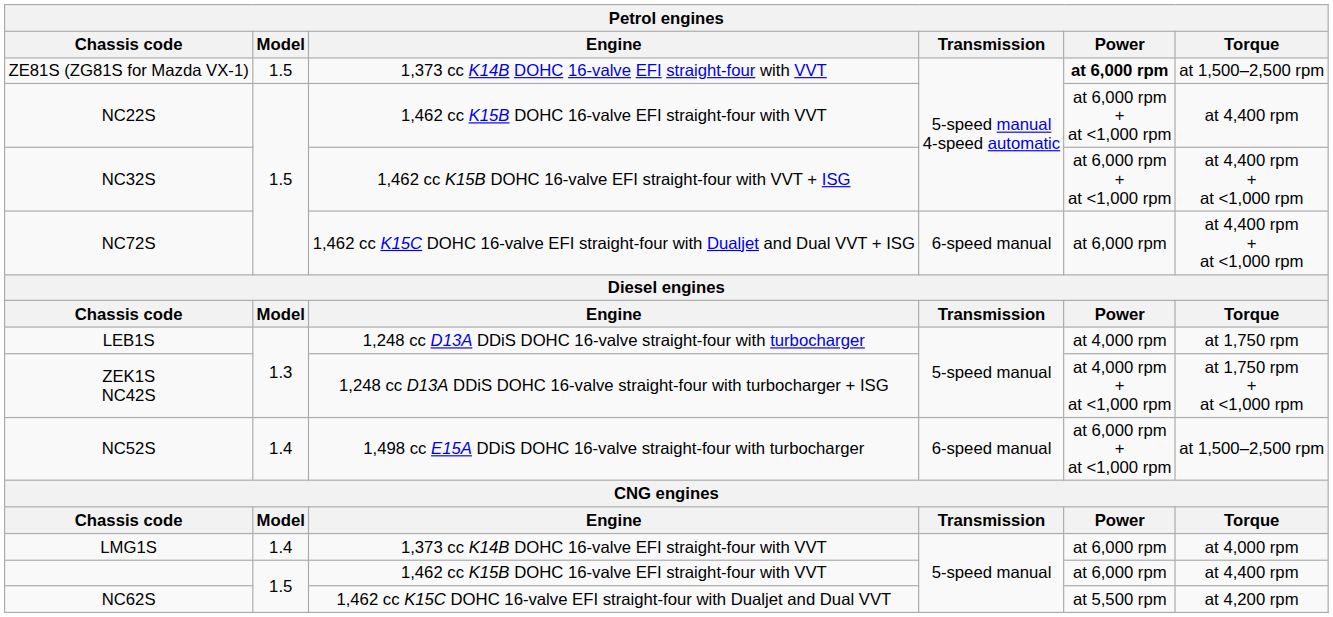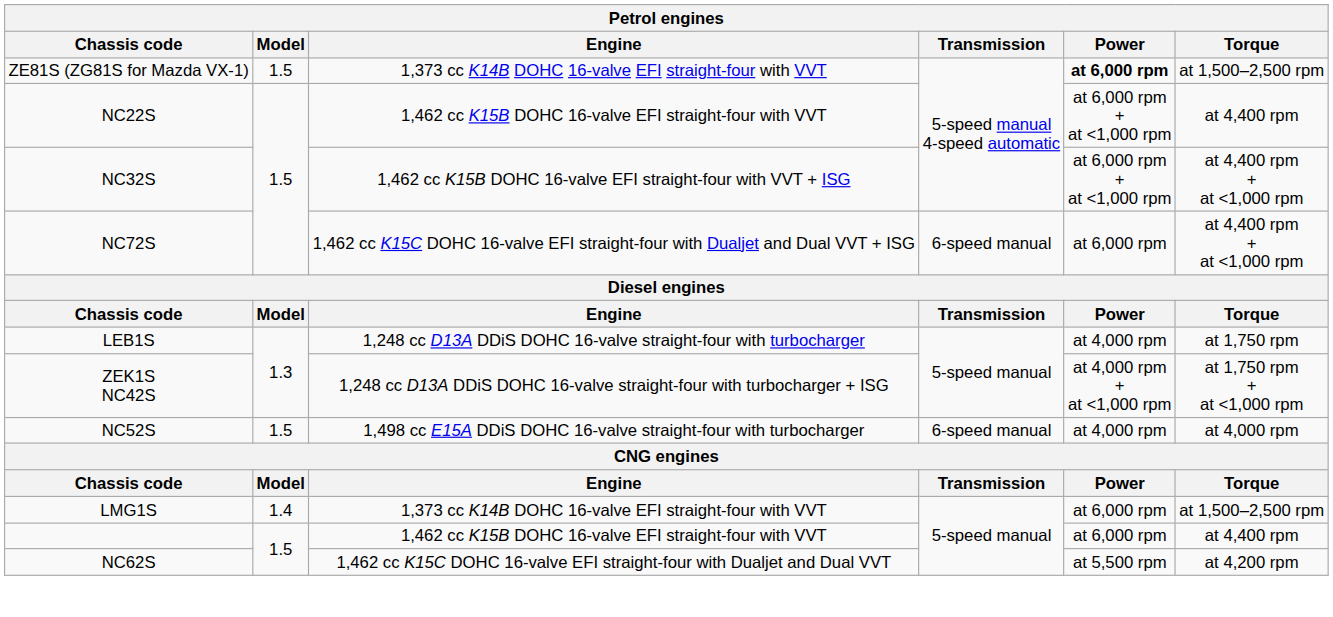(281, 449) 1.4 -> (281, 431) 1.5
(1120, 449) at 6,000 rpm + at <1,000 rpm -> (1120, 431) at 4,000 rpm
(1252, 449) at 1,500–2,500 rpm -> (1252, 431) at 4,000 rpm
(1252, 547) at 4,000 rpm -> (1252, 510) at 1,500–2,500 rpm
